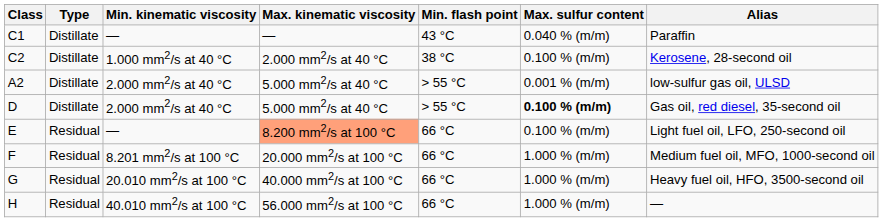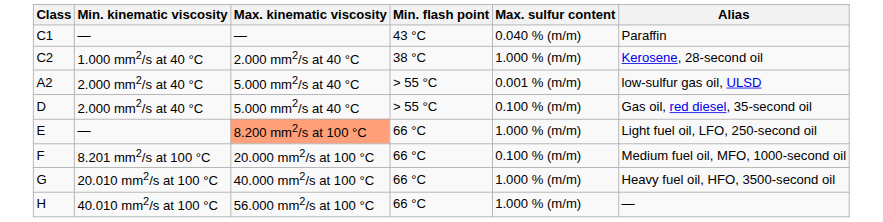- column: (74, 14)
(567, 58) 0.100 % (m/m) -> (538, 58) 1.000 % (m/m)
(567, 106) bold -> (538, 106) normal
(567, 131) 0.100 % (m/m) -> (538, 131) 1.000 % (m/m)
(567, 155) 1.000 % (m/m) -> (538, 155) 0.100 % (m/m)
